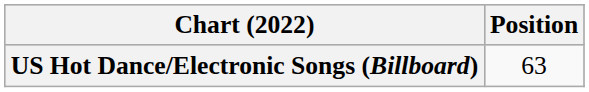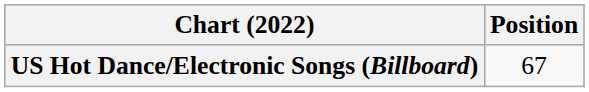(534, 65) 63 -> (534, 65) 67
